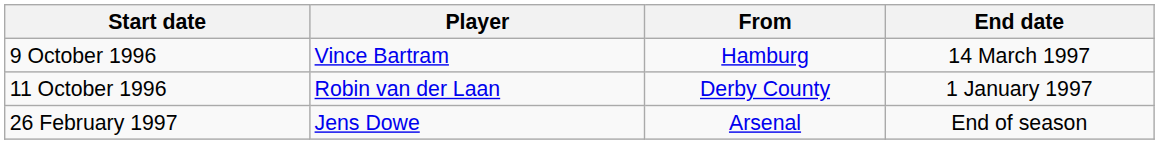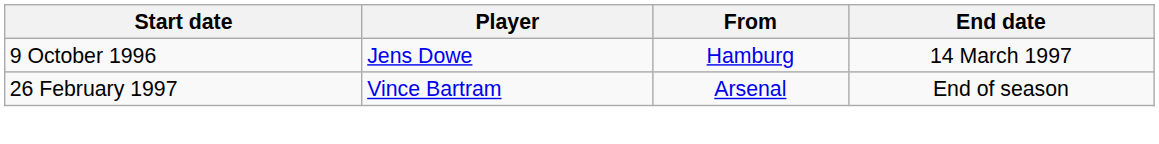(382, 55) Vince Bartram -> (420, 55) Jens Dowe
- row: (88, 89)
(367, 123) Jens Dowe -> (434, 89) Vince Bartram
